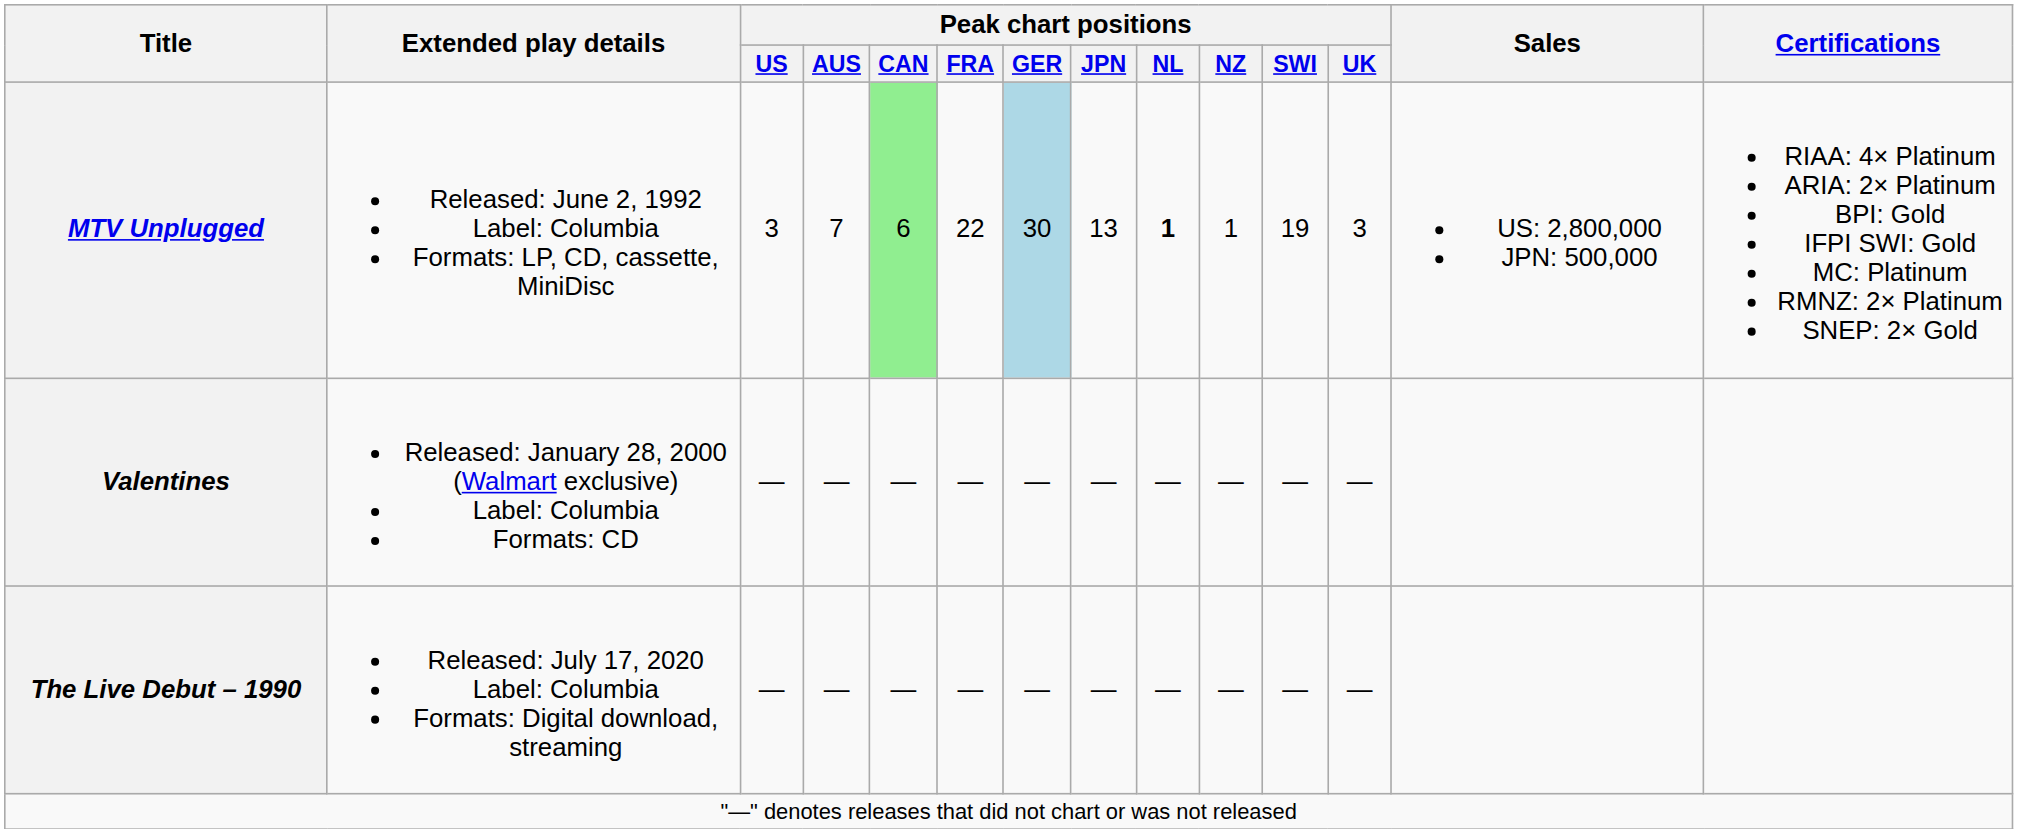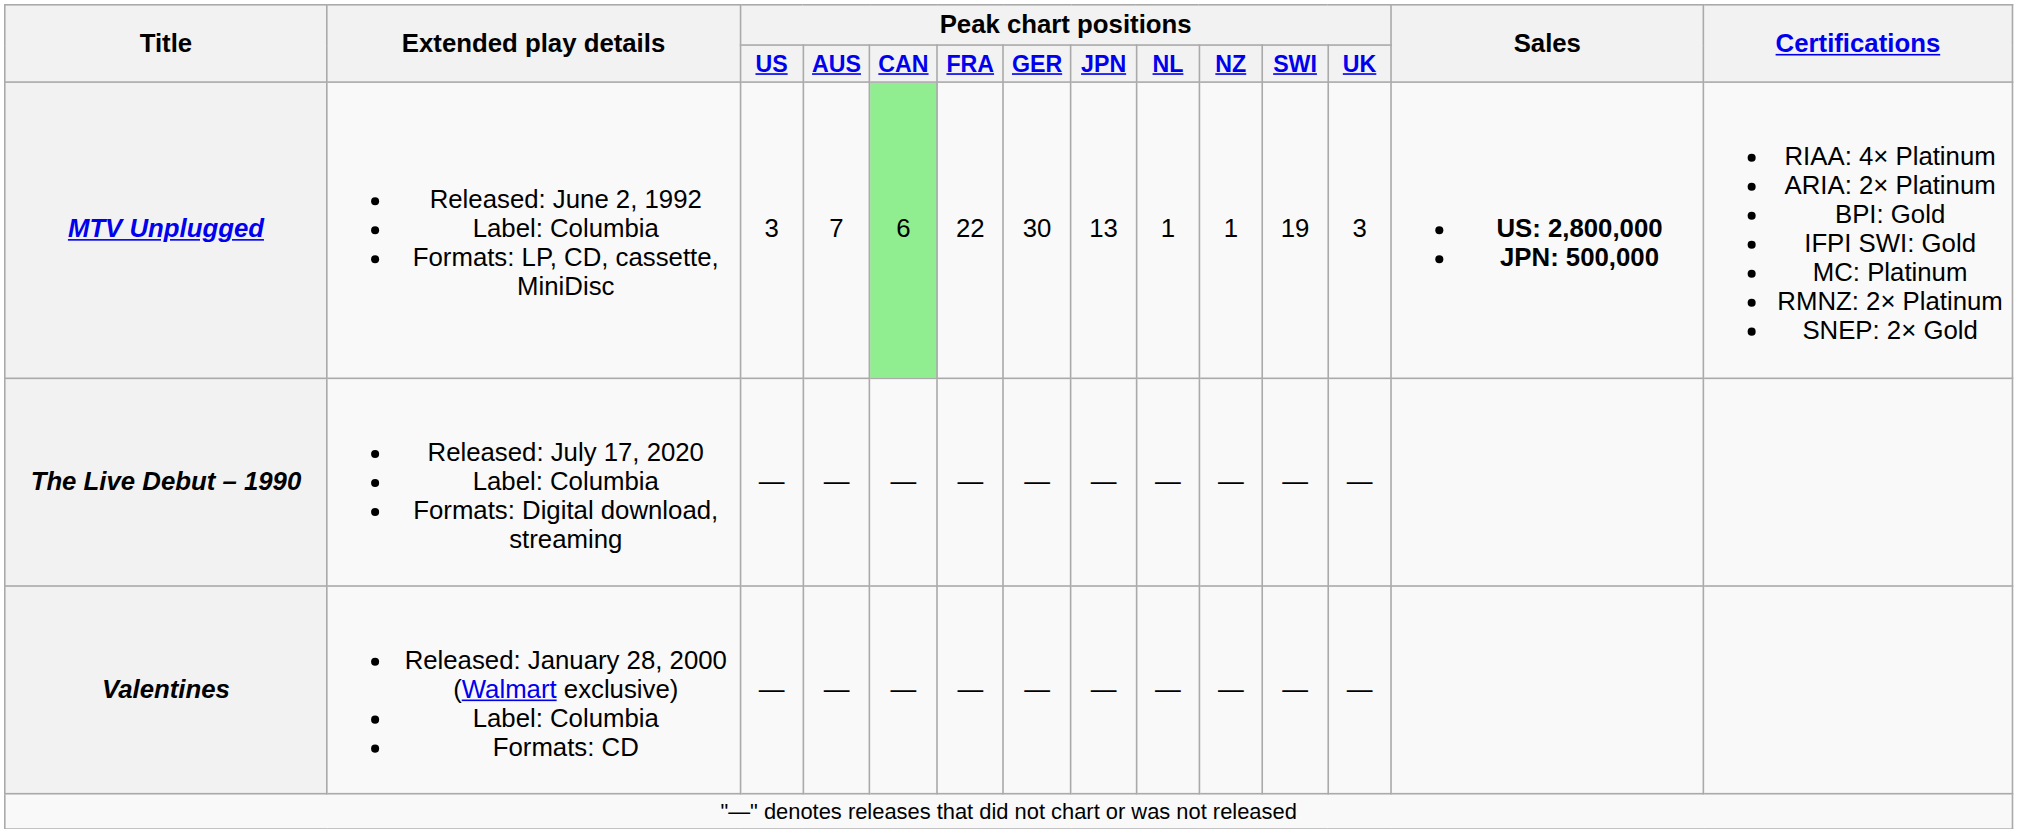(1037, 229) lightblue background -> (1037, 229) no background
(1168, 229) bold -> (1168, 229) normal
(1547, 244) normal -> (1547, 244) bold
rows swapped: (166, 481) <-> (166, 689)
